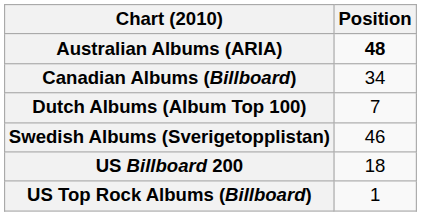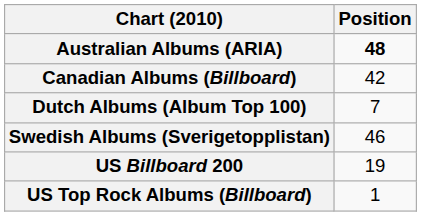(375, 78) 34 -> (375, 78) 42
(375, 166) 18 -> (375, 166) 19
